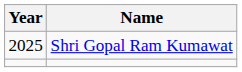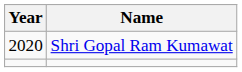(26, 45) 2025 -> (26, 45) 2020
